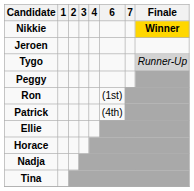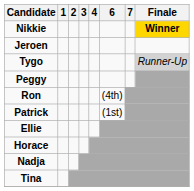(112, 96) (1st) -> (112, 96) (4th)
(112, 112) (4th) -> (112, 112) (1st)
